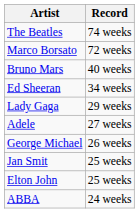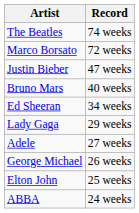+ row: (38, 69)
- row: (27, 161)
